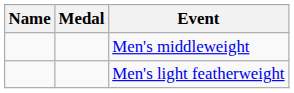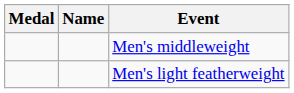columns swapped: (81, 18) <-> (30, 18)
